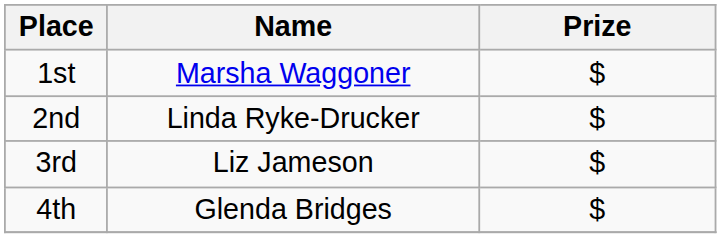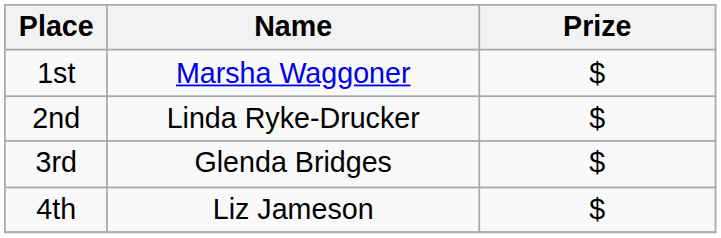(293, 163) Liz Jameson -> (293, 163) Glenda Bridges
(293, 208) Glenda Bridges -> (293, 208) Liz Jameson
